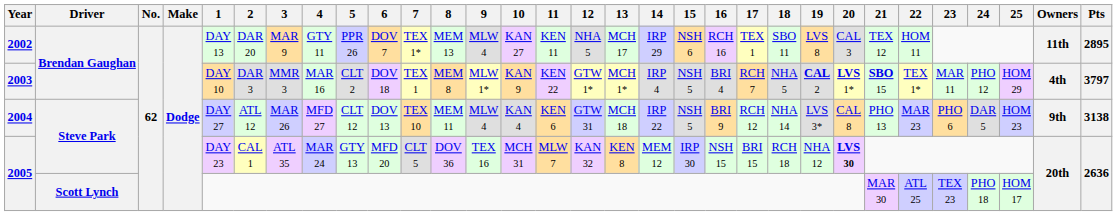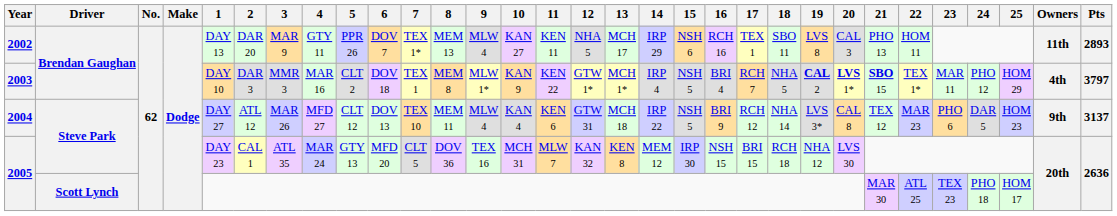(881, 43) TEX 12 -> (881, 43) PHO 13
(1096, 44) 2895 -> (1096, 44) 2893
(881, 117) PHO 13 -> (881, 117) TEX 12
(1096, 118) 3138 -> (1096, 118) 3137
(849, 154) bold -> (849, 154) normal
